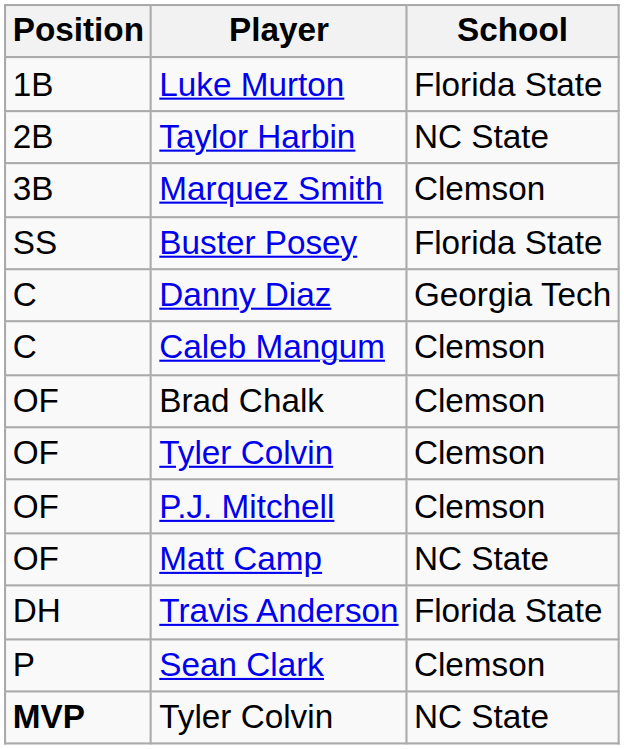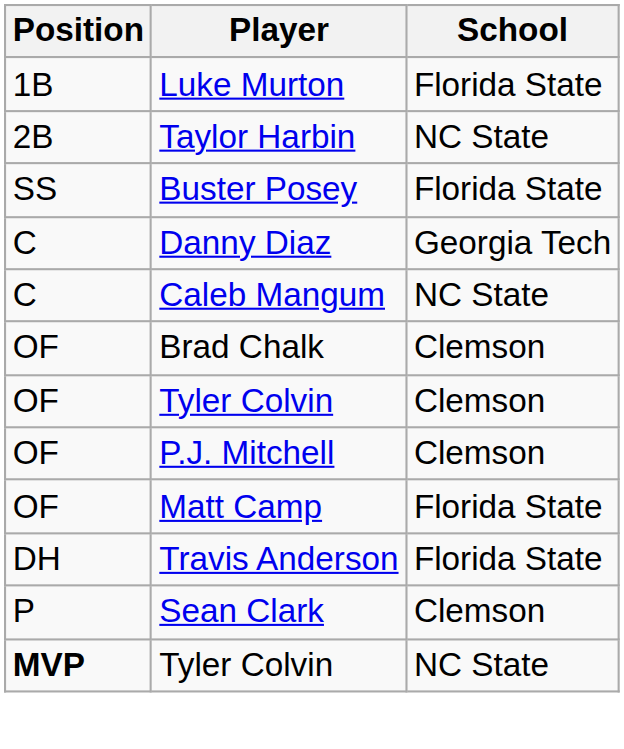- row: (33, 189)
(480, 347) Clemson -> (481, 294) NC State
(481, 558) NC State -> (508, 505) Florida State
